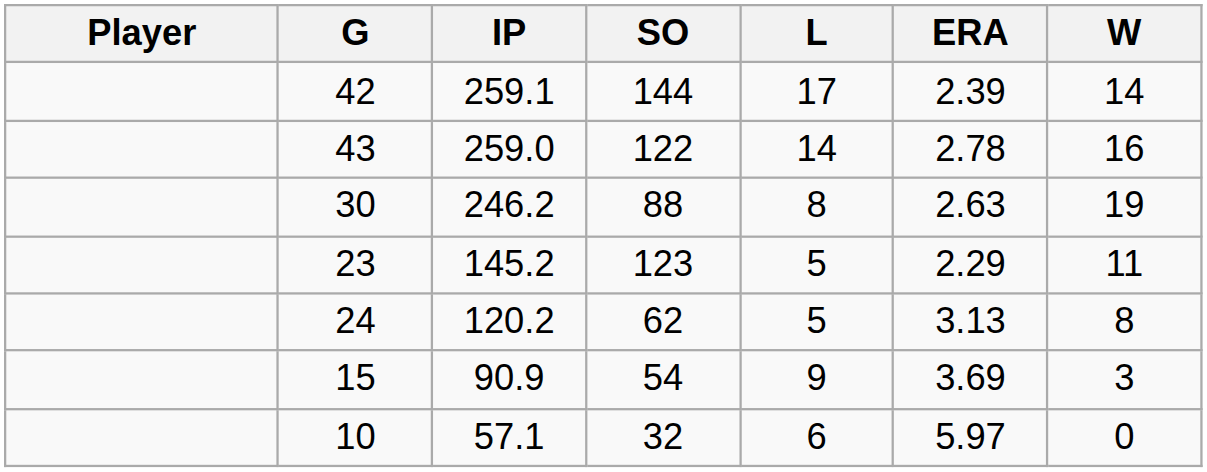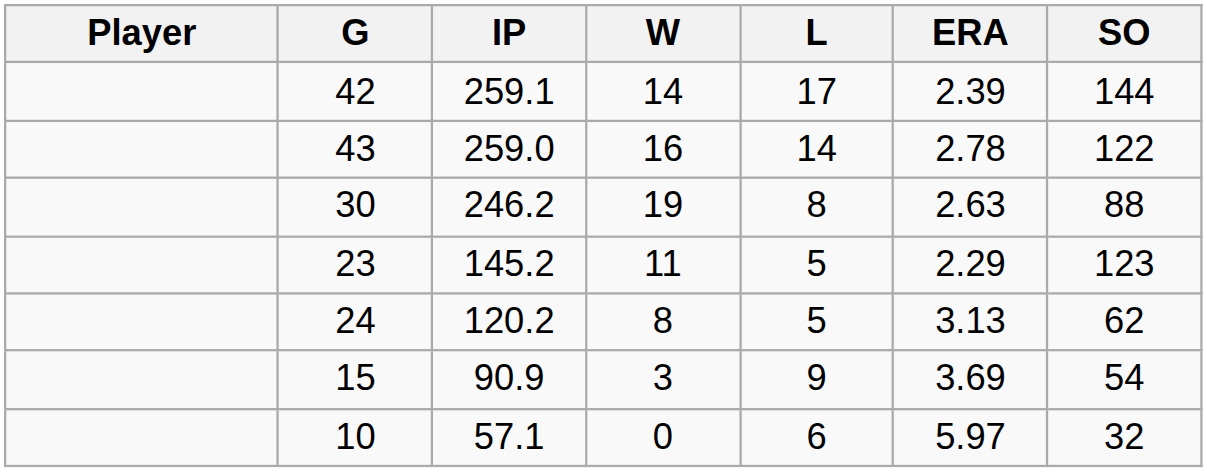columns swapped: (1124, 33) <-> (663, 33)
